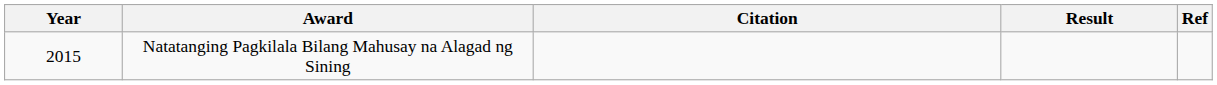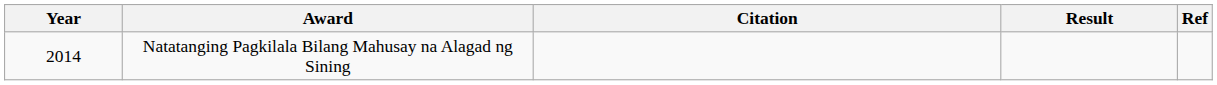(64, 55) 2015 -> (64, 55) 2014
